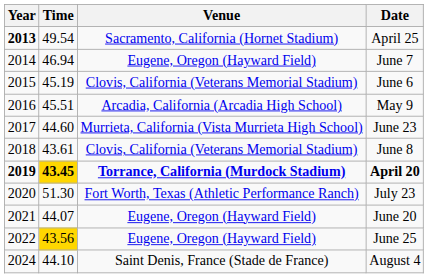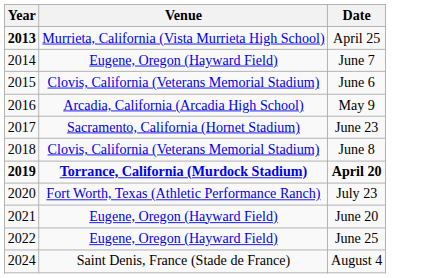- column: (58, 15)
(222, 37) Sacramento, California (Hornet Stadium) -> (183, 37) Murrieta, California (Vista Murrieta High School)
(222, 127) Murrieta, California (Vista Murrieta High School) -> (183, 127) Sacramento, California (Hornet Stadium)
